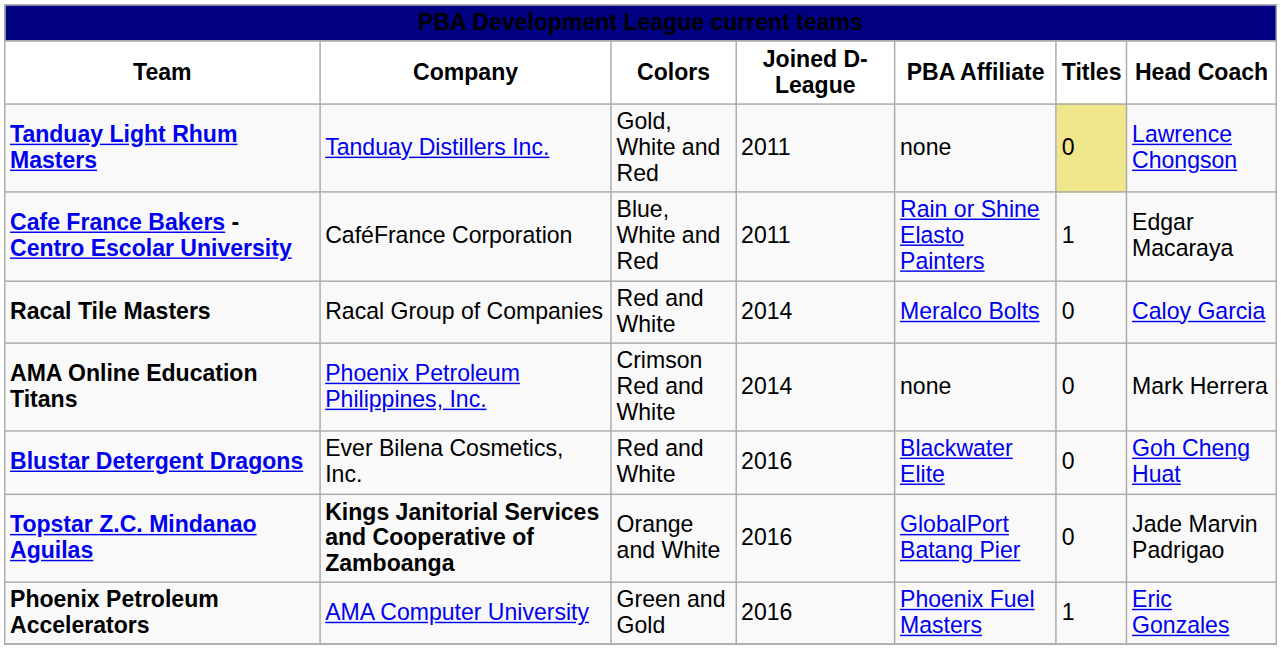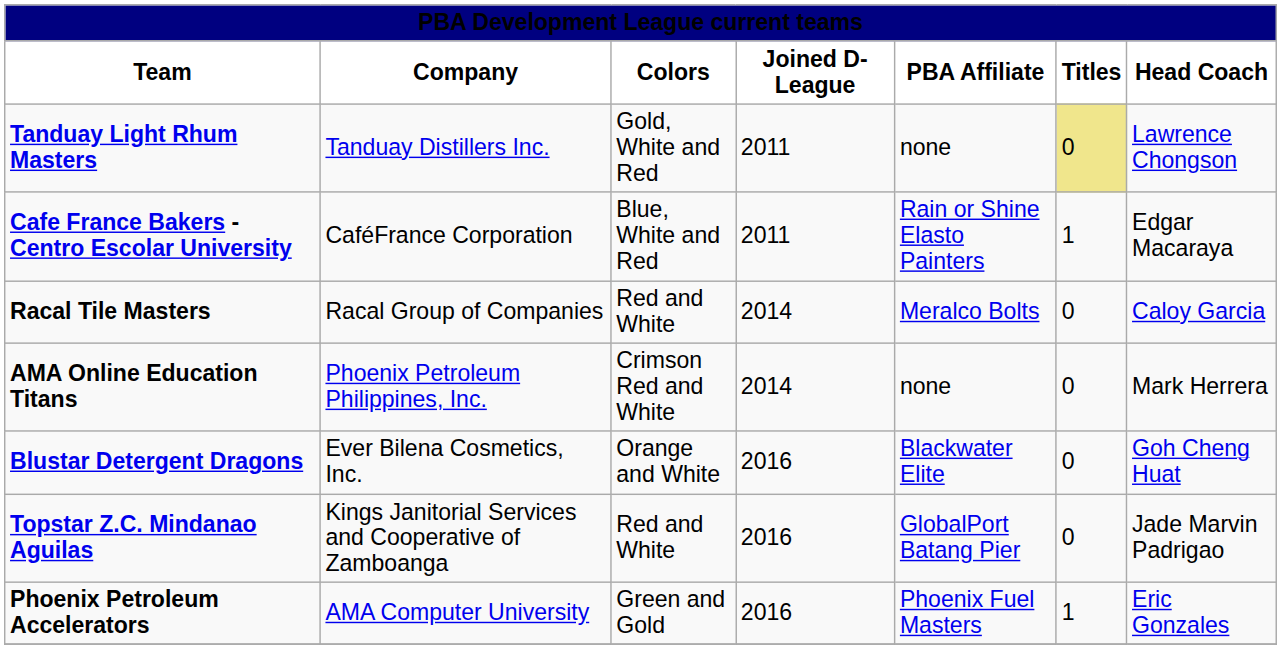(660, 462) Red and White -> (668, 462) Orange and White
(462, 537) bold -> (451, 537) normal
(668, 537) Orange and White -> (660, 537) Red and White
